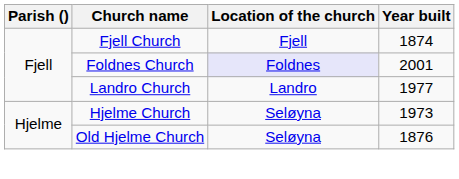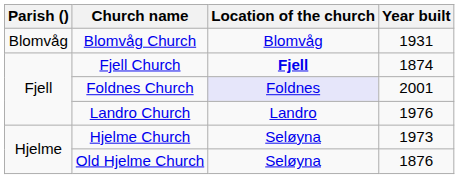+ row: (140, 40)
(293, 40) normal -> (293, 64) bold
(416, 88) 1977 -> (416, 112) 1976
